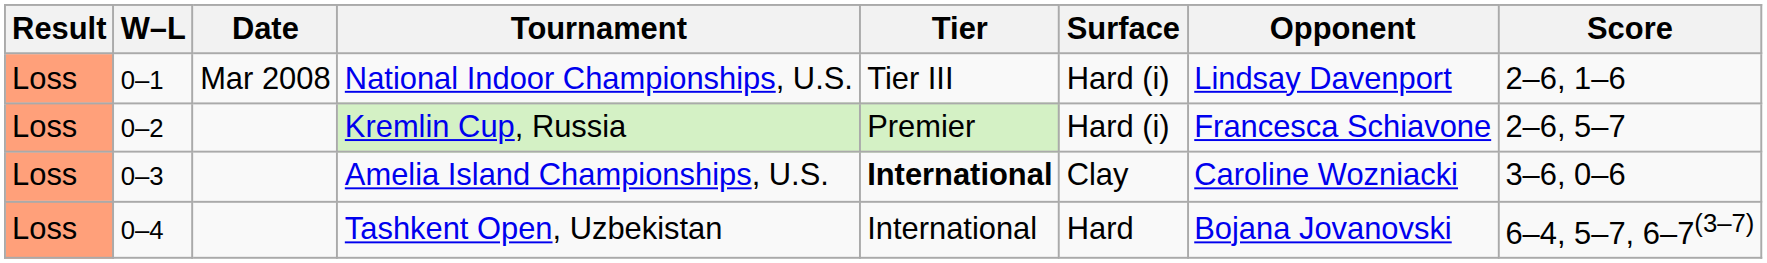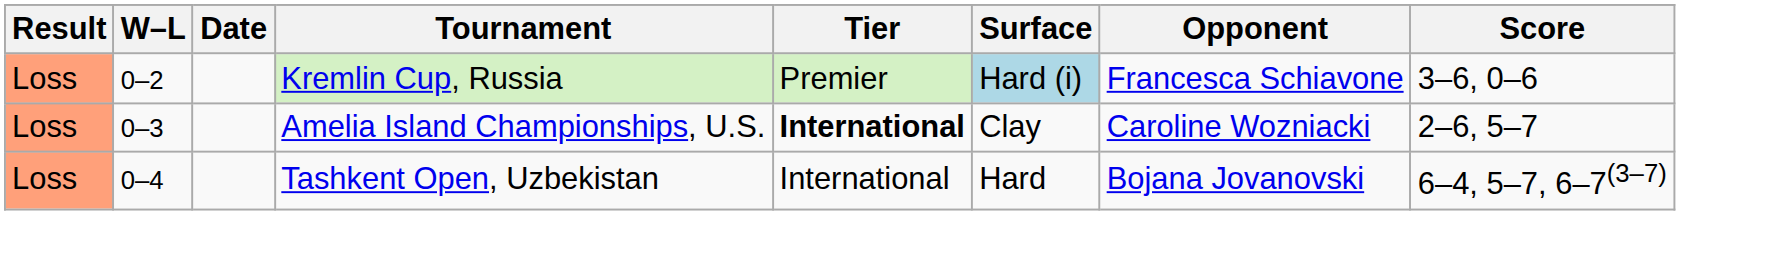- row: (599, 77)
(1118, 126) no background -> (1031, 77) lightblue background
(1566, 126) 2–6, 5–7 -> (1478, 77) 3–6, 0–6
(1566, 175) 3–6, 0–6 -> (1478, 126) 2–6, 5–7
